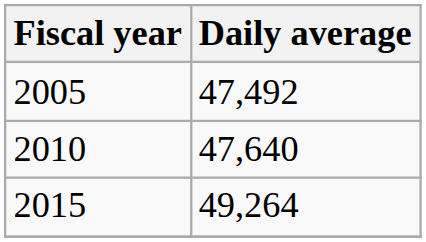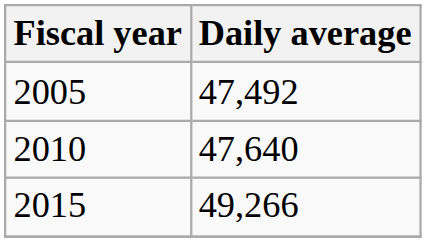(249, 206) 49,264 -> (249, 206) 49,266
